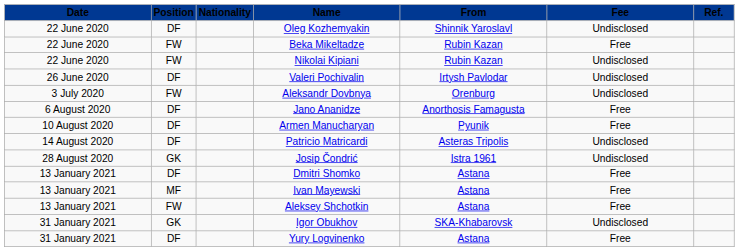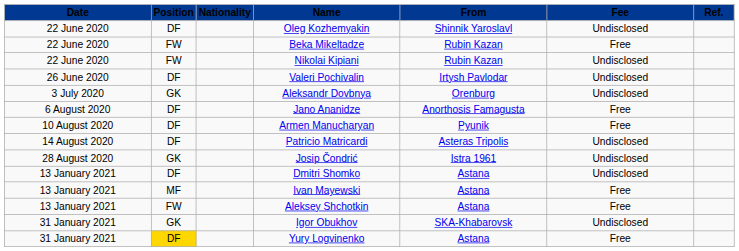(174, 94) FW -> (174, 94) GK
(620, 174) Free -> (620, 174) Undisclosed
(174, 239) no background -> (174, 239) gold background
